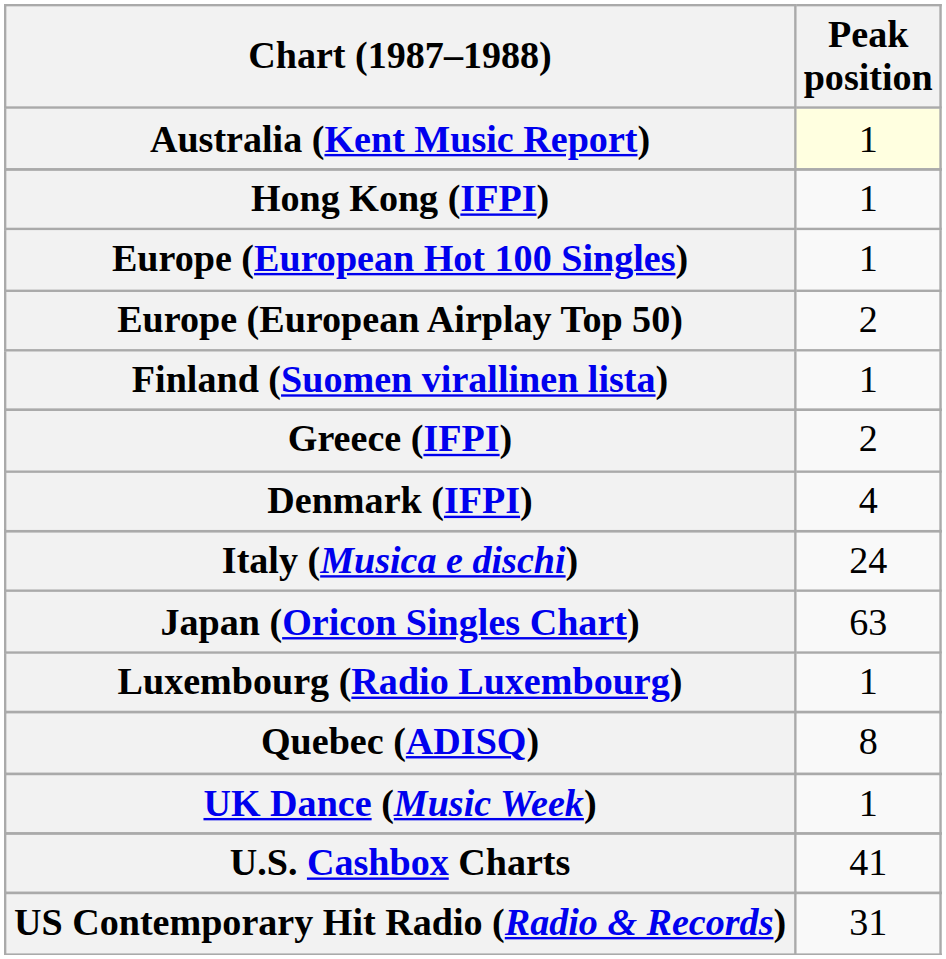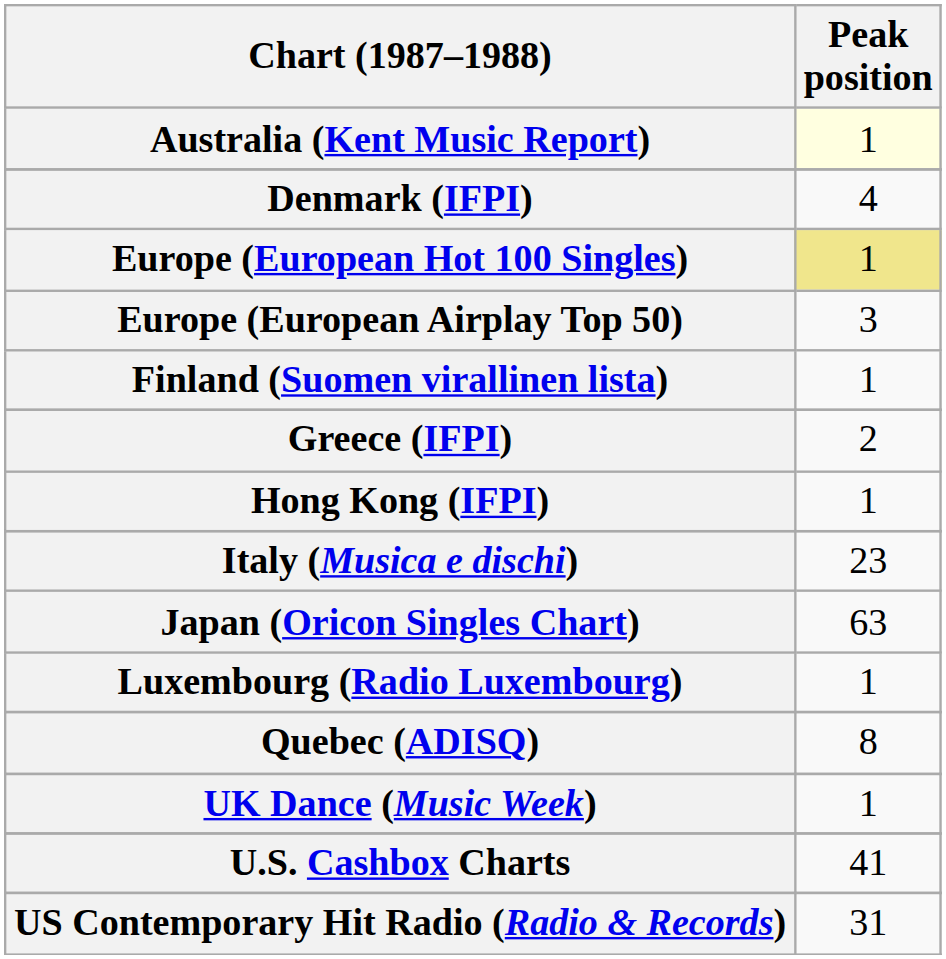rows swapped: (400, 500) <-> (400, 198)
(868, 258) no background -> (868, 258) khaki background
(868, 319) 2 -> (868, 319) 3
(868, 560) 24 -> (868, 560) 23
